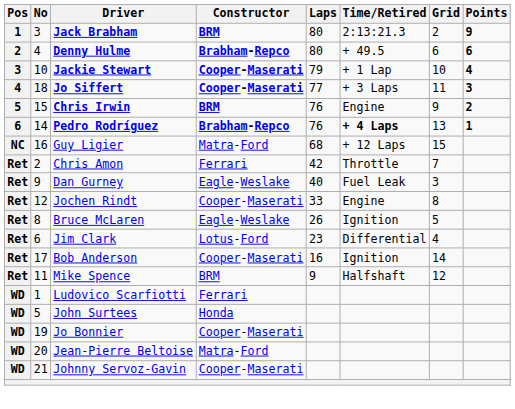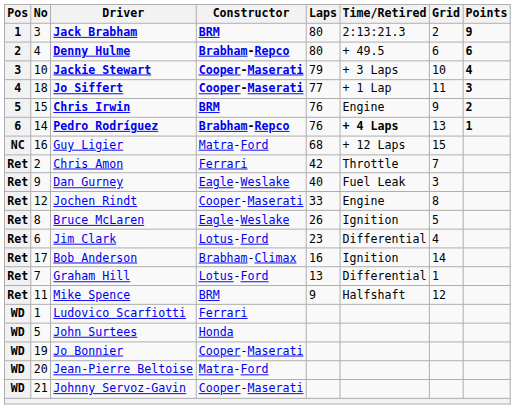(367, 70) + 1 Lap -> (371, 70) + 3 Laps
(371, 89) + 3 Laps -> (367, 89) + 1 Lap
(251, 258) Cooper-Maserati -> (248, 258) Brabham-Climax
+ row: (92, 277)
